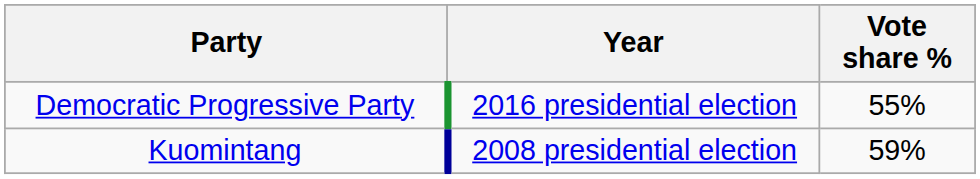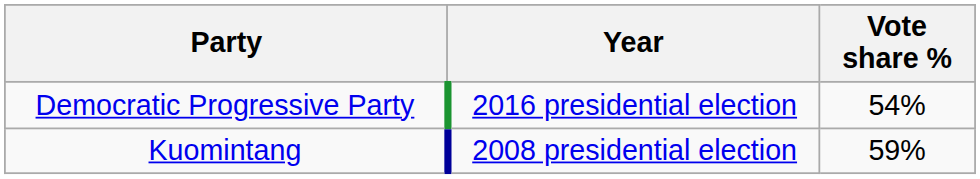(897, 104) 55% -> (897, 104) 54%
